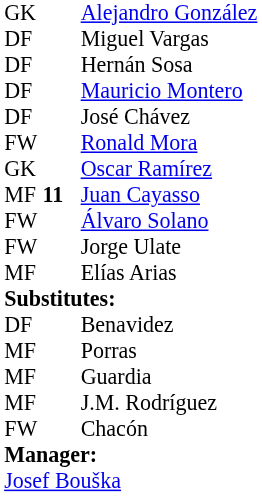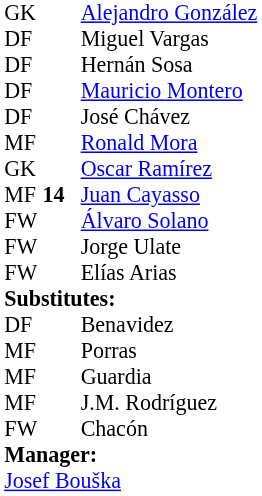(21, 142) FW -> (20, 142) MF
(53, 194) 11 -> (53, 194) 14
(20, 272) MF -> (21, 272) FW
